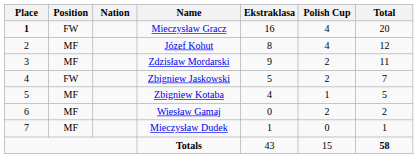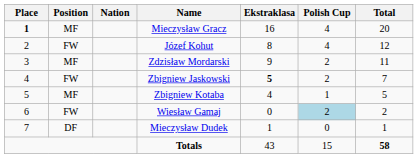(71, 29) FW -> (71, 29) MF
(71, 46) MF -> (71, 46) FW
(270, 79) normal -> (270, 79) bold
(71, 112) MF -> (71, 112) FW
(327, 112) no background -> (327, 112) lightblue background
(71, 128) MF -> (71, 128) DF
